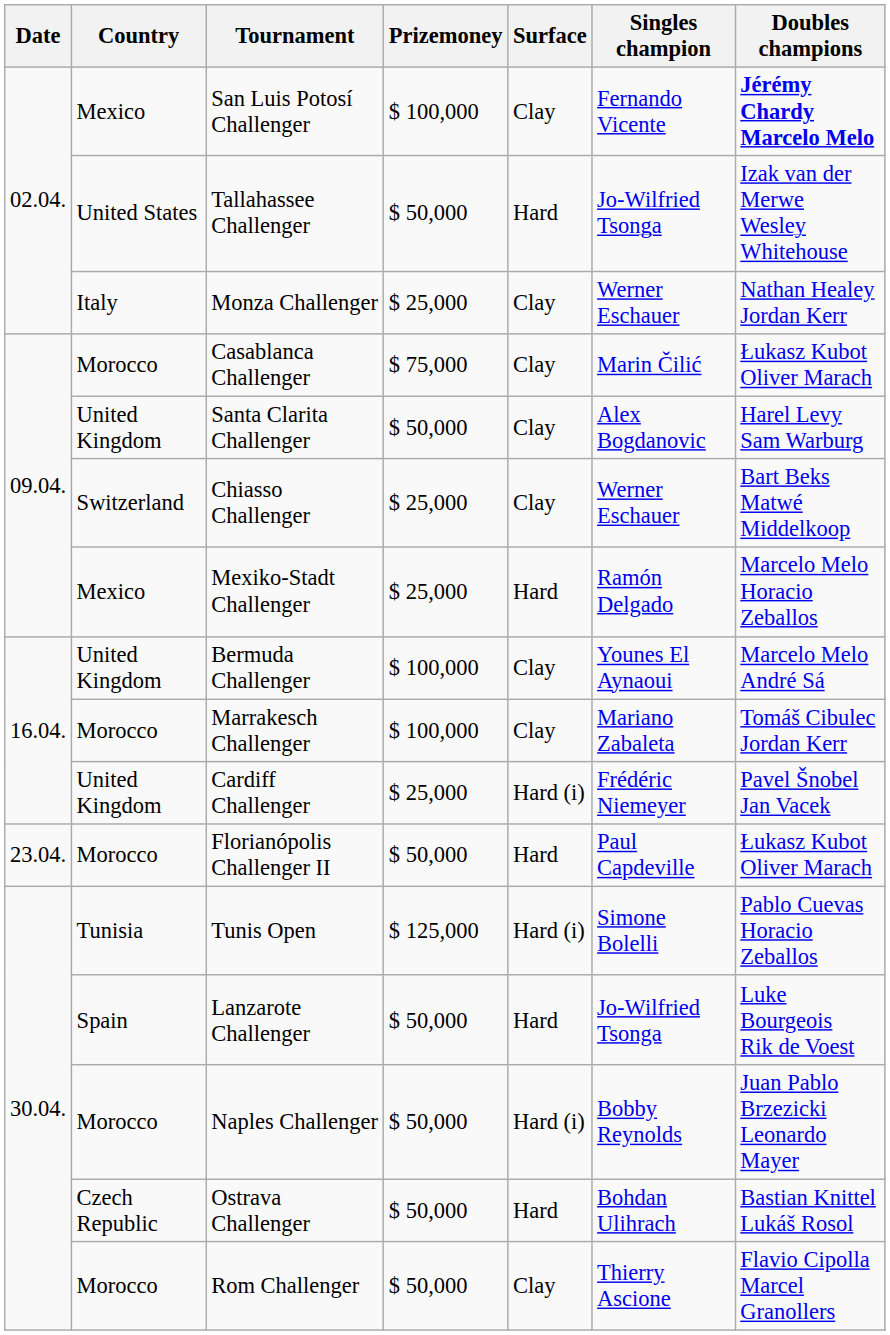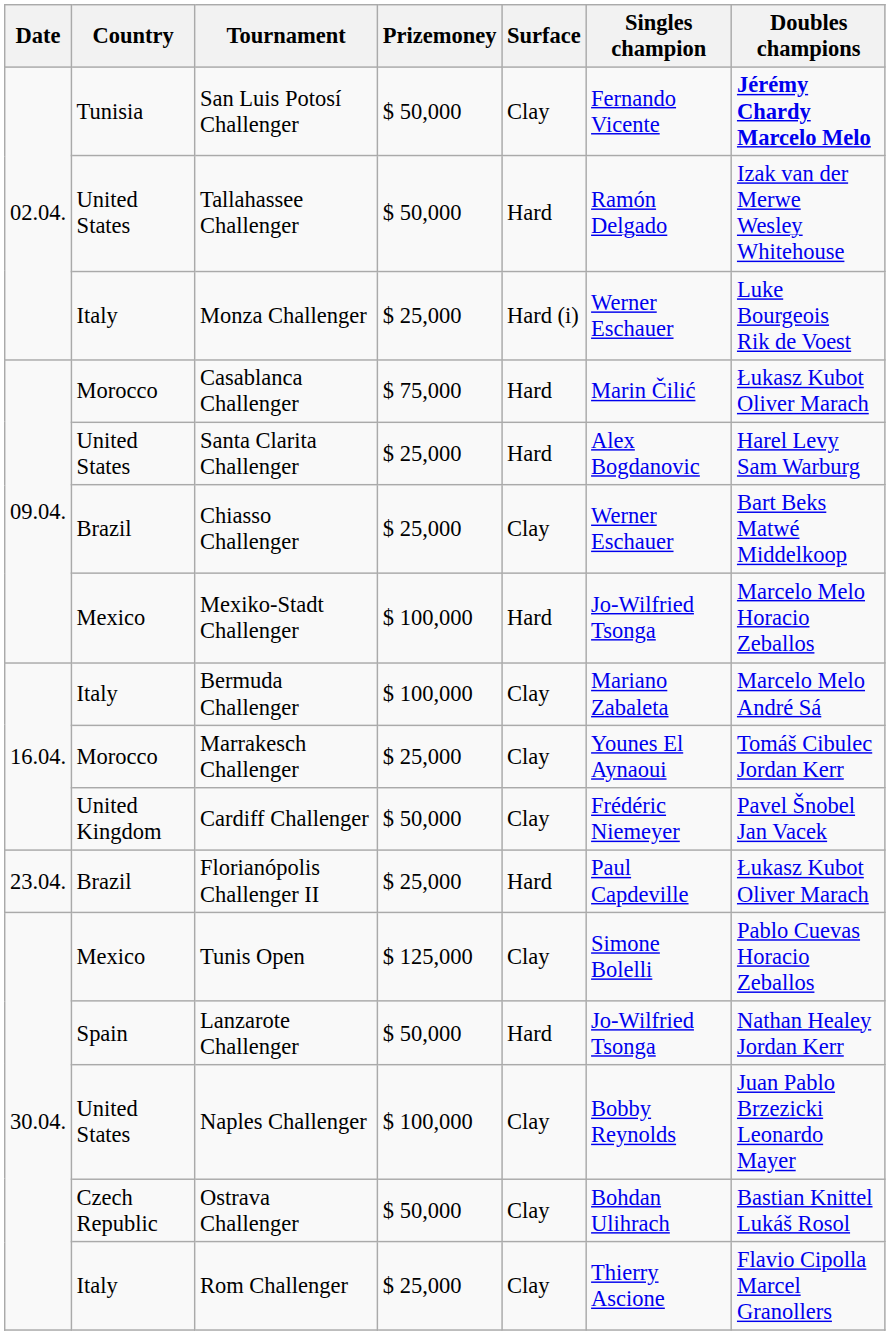(111, 110) Mexico -> (110, 110) Tunisia
(434, 110) $ 100,000 -> (422, 110) $ 50,000
(649, 212) Jo-Wilfried Tsonga -> (629, 212) Ramón Delgado
(534, 301) Clay -> (543, 314) Hard (i)
(807, 301) Nathan Healey Jordan Kerr -> (794, 314) Luke Bourgeois Rik de Voest
(534, 364) Clay -> (529, 390) Hard
(119, 426) United Kingdom -> (107, 452) United States
(428, 426) $ 50,000 -> (422, 452) $ 25,000
(534, 426) Clay -> (529, 452) Hard
(130, 502) Switzerland -> (104, 528) Brazil
(428, 591) $ 25,000 -> (428, 617) $ 100,000
(635, 591) Ramón Delgado -> (642, 617) Jo-Wilfried Tsonga
(119, 666) United Kingdom -> (97, 692) Italy
(643, 666) Younes El Aynaoui -> (630, 692) Mariano Zabaleta
(434, 729) $ 100,000 -> (422, 755) $ 25,000
(636, 729) Mariano Zabaleta -> (637, 755) Younes El Aynaoui
(428, 792) $ 25,000 -> (422, 818) $ 50,000
(549, 792) Hard (i) -> (528, 818) Clay
(117, 854) Morocco -> (104, 880) Brazil
(428, 854) $ 50,000 -> (422, 880) $ 25,000
(110, 930) Tunisia -> (111, 956) Mexico
(549, 930) Hard (i) -> (528, 956) Clay
(797, 1019) Luke Bourgeois Rik de Voest -> (804, 1032) Nathan Healey Jordan Kerr
(117, 1120) Morocco -> (107, 1120) United States
(428, 1120) $ 50,000 -> (428, 1120) $ 100,000
(549, 1120) Hard (i) -> (528, 1120) Clay
(535, 1209) Hard -> (528, 1209) Clay
(117, 1285) Morocco -> (97, 1285) Italy
(428, 1285) $ 50,000 -> (422, 1285) $ 25,000
